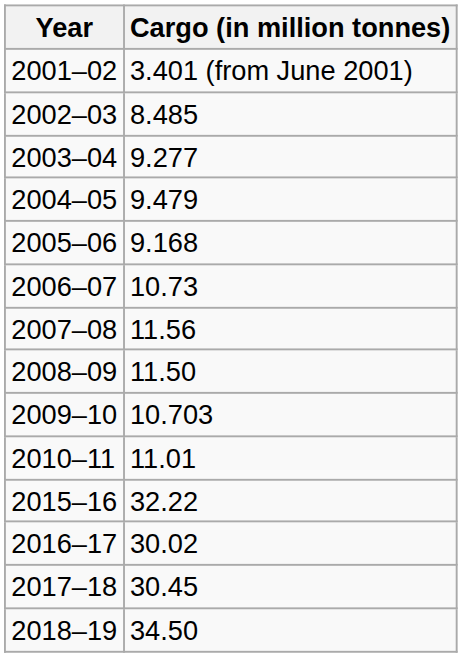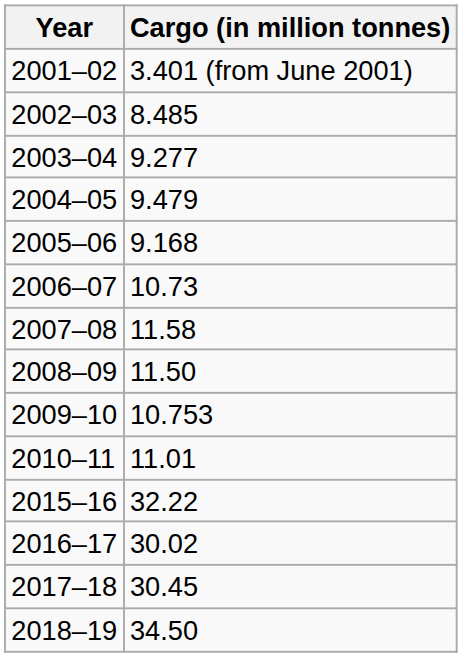(163, 329) 11.56 -> (163, 329) 11.58
(172, 415) 10.703 -> (172, 415) 10.753
